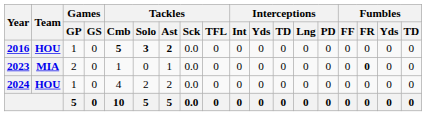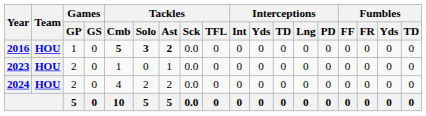(48, 66) MIA -> (48, 66) HOU
(367, 66) bold -> (367, 66) normal
(74, 84) 1 -> (74, 84) 2
